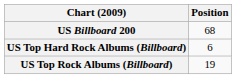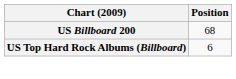- row: (96, 64)
